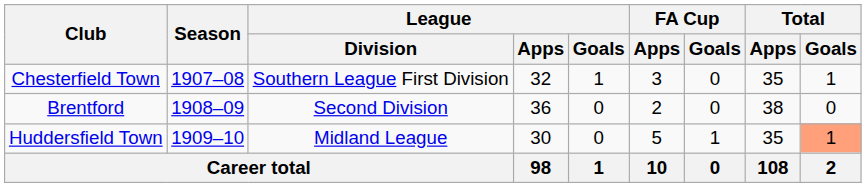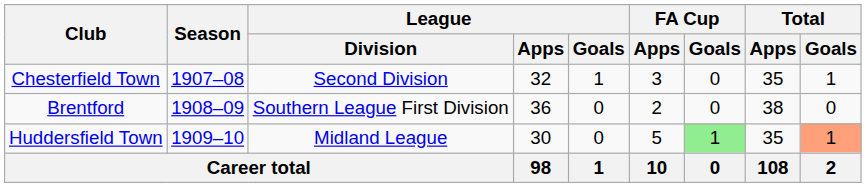(381, 78) Southern League First Division -> (381, 78) Second Division
(381, 108) Second Division -> (381, 108) Southern League First Division
(715, 138) no background -> (715, 138) lightgreen background
